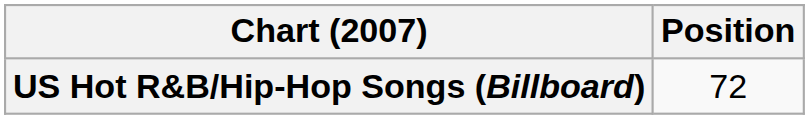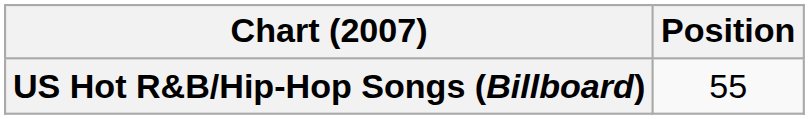(728, 85) 72 -> (728, 85) 55
